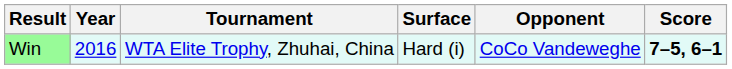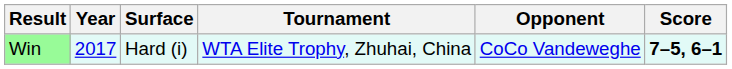columns swapped: (259, 19) <-> (437, 19)
(96, 49) 2016 -> (96, 49) 2017
